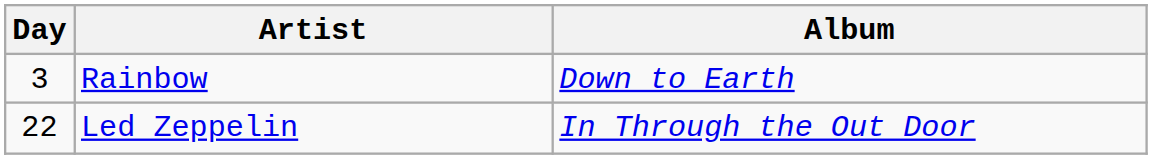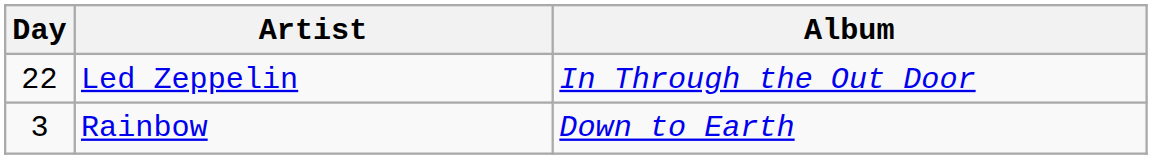rows swapped: (144, 79) <-> (190, 128)
